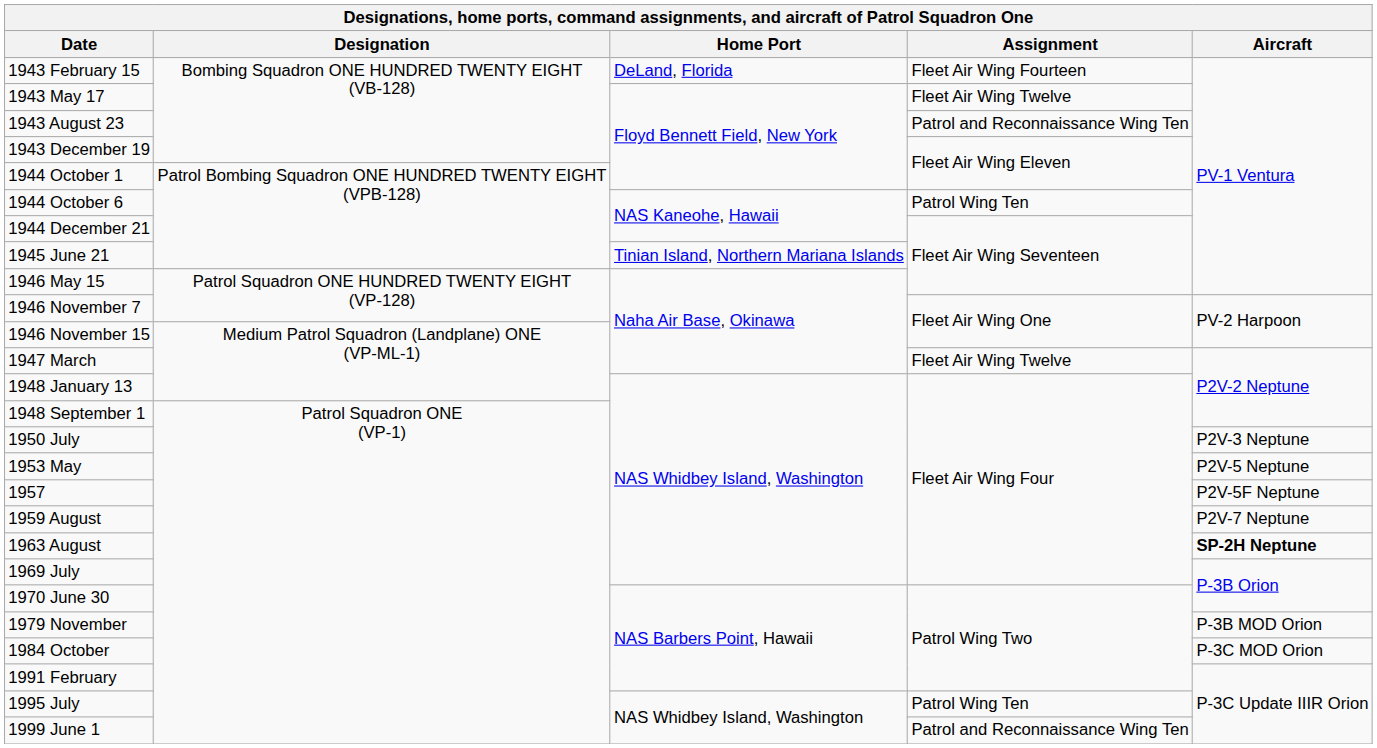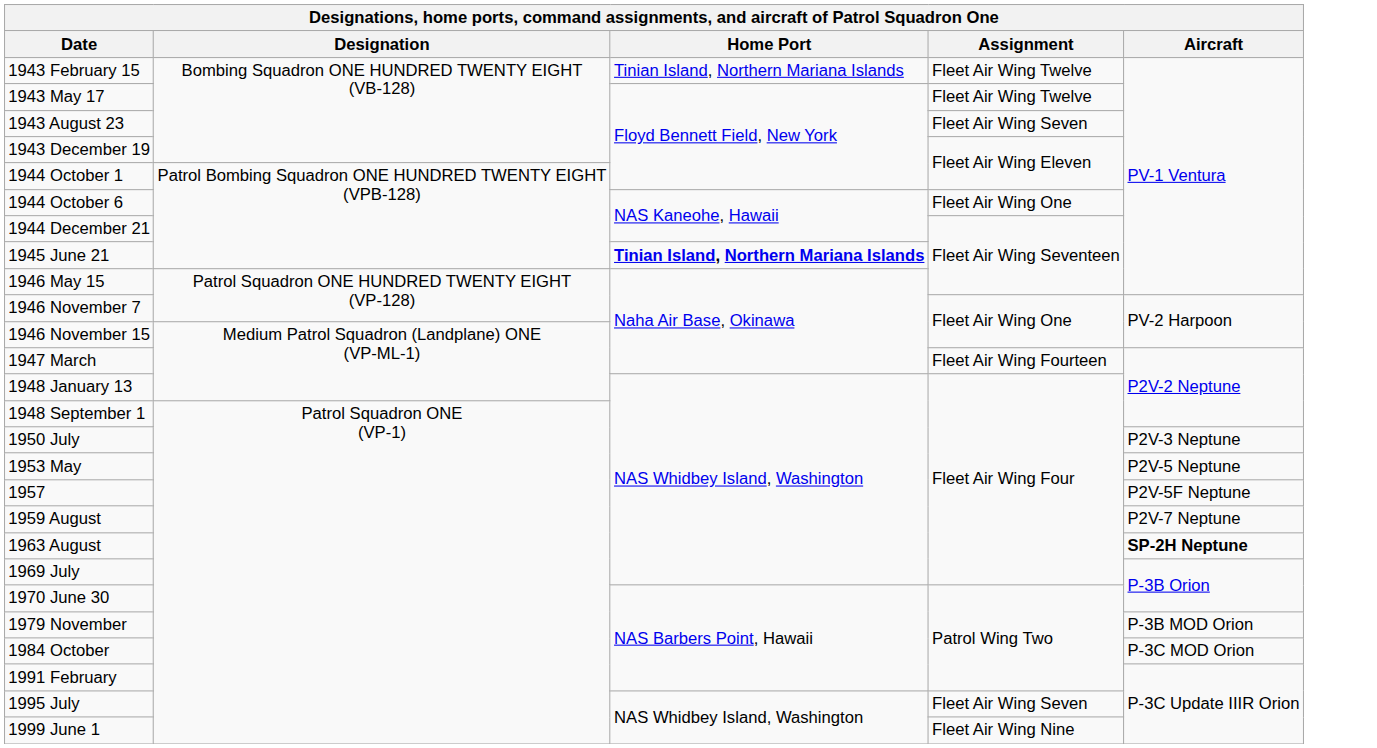(673, 70) DeLand, Florida -> (759, 70) Tinian Island, Northern Mariana Islands
(999, 70) Fleet Air Wing Fourteen -> (1012, 70) Fleet Air Wing Twelve
(1050, 123) Patrol and Reconnaissance Wing Ten -> (1010, 123) Fleet Air Wing Seven
(970, 202) Patrol Wing Ten -> (1002, 202) Fleet Air Wing One
(759, 255) normal -> (769, 255) bold
(991, 360) Fleet Air Wing Twelve -> (1019, 360) Fleet Air Wing Fourteen
(970, 703) Patrol Wing Ten -> (1010, 703) Fleet Air Wing Seven
(1050, 730) Patrol and Reconnaissance Wing Ten -> (1003, 730) Fleet Air Wing Nine
